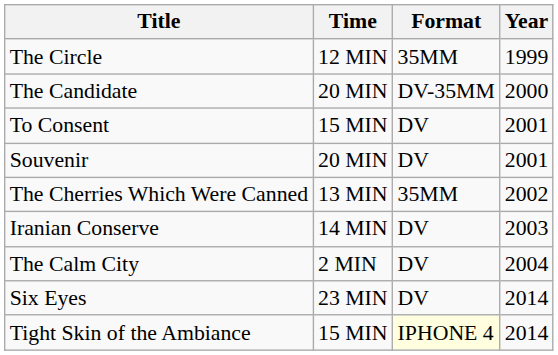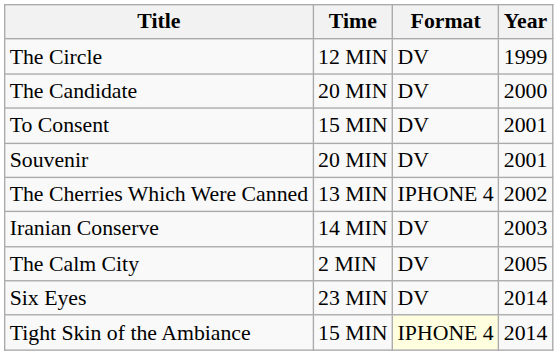(428, 56) 35MM -> (413, 56) DV
(446, 90) DV-35MM -> (413, 90) DV
(428, 194) 35MM -> (446, 194) IPHONE 4
(527, 263) 2004 -> (526, 263) 2005
